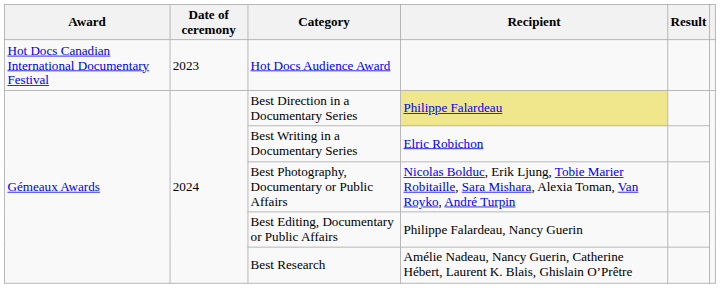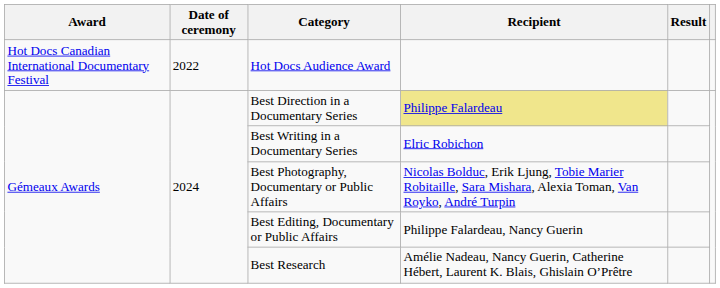(186, 65) 2023 -> (186, 65) 2022
